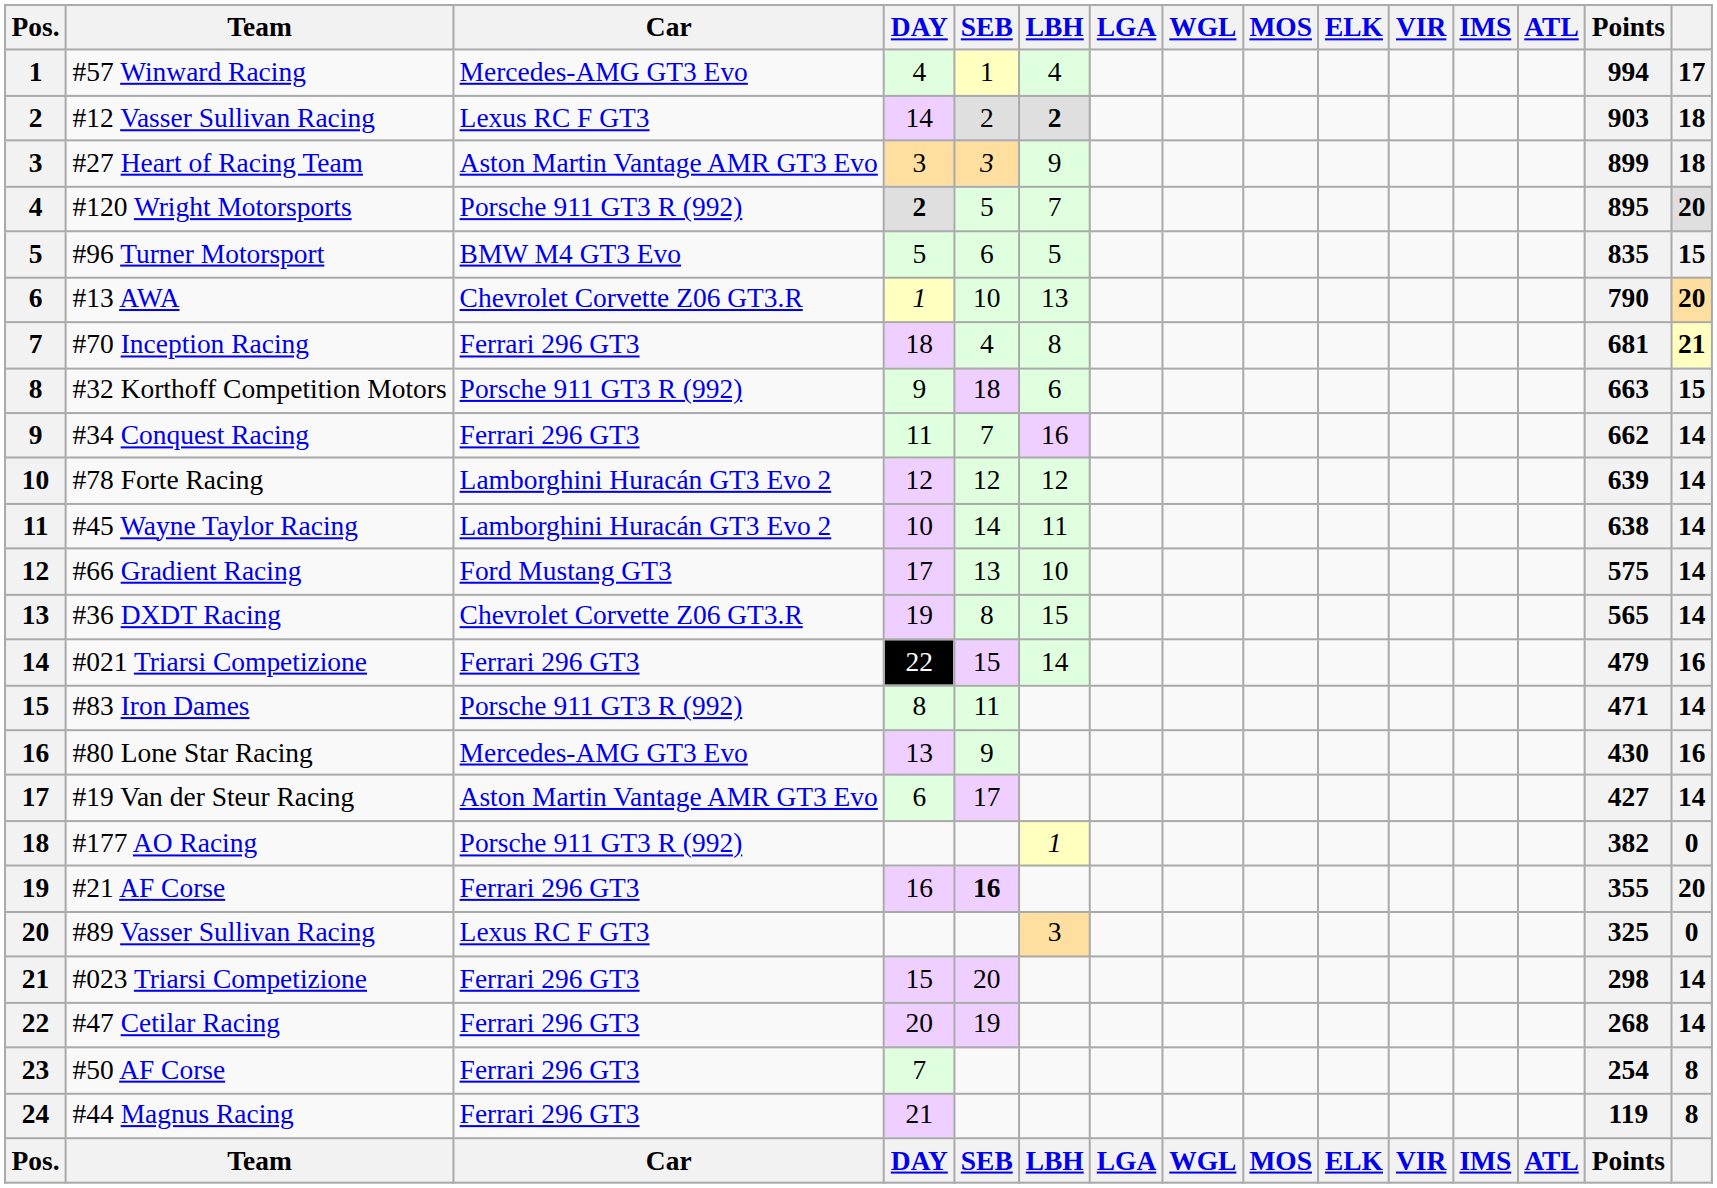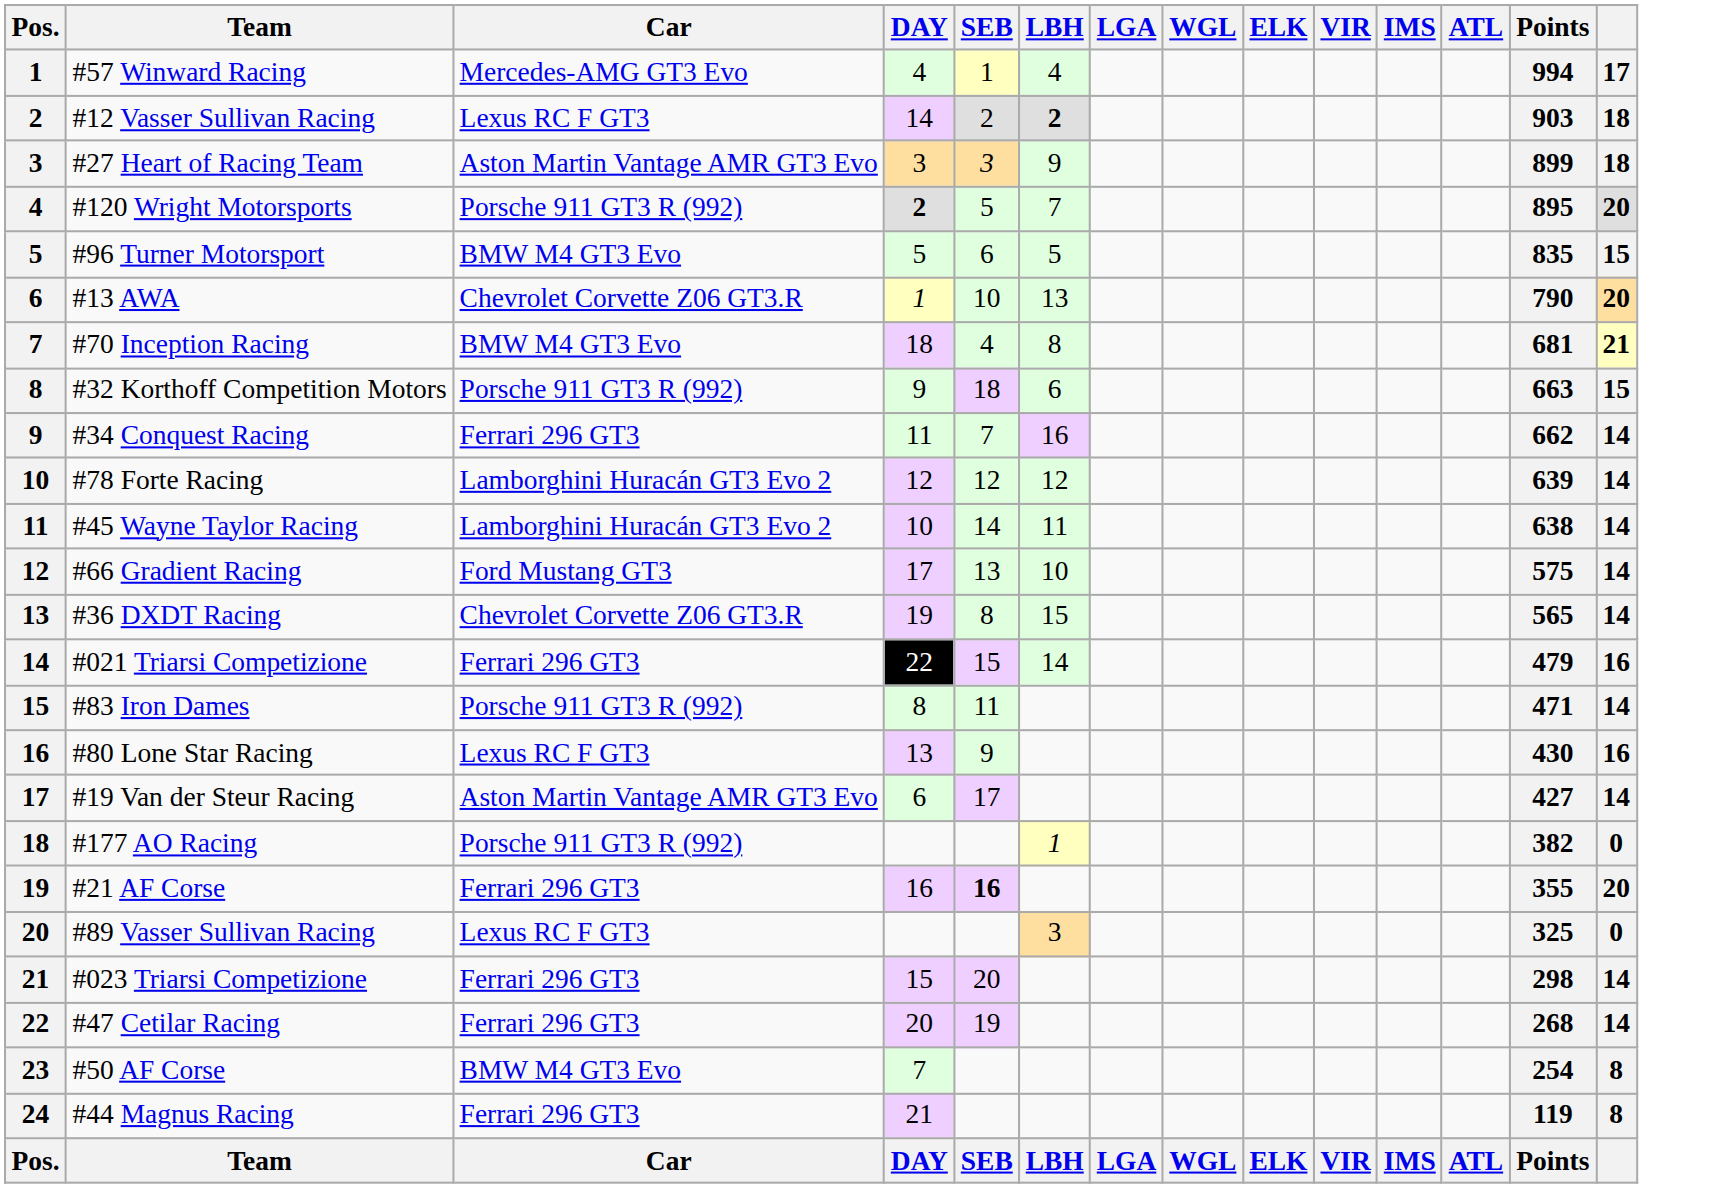- column: (1281, 26)
(550, 344) Ferrari 296 GT3 -> (570, 344) BMW M4 GT3 Evo
(604, 751) Mercedes-AMG GT3 Evo -> (555, 751) Lexus RC F GT3
(550, 1069) Ferrari 296 GT3 -> (570, 1069) BMW M4 GT3 Evo
